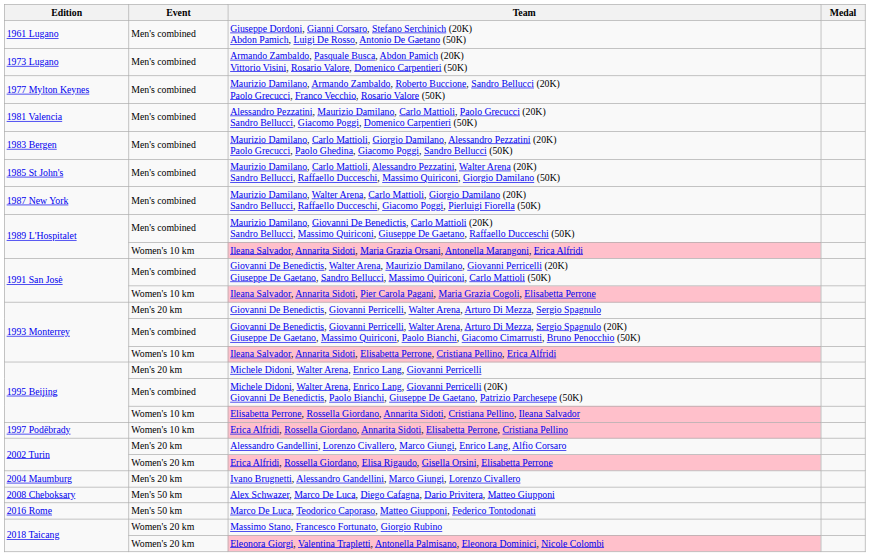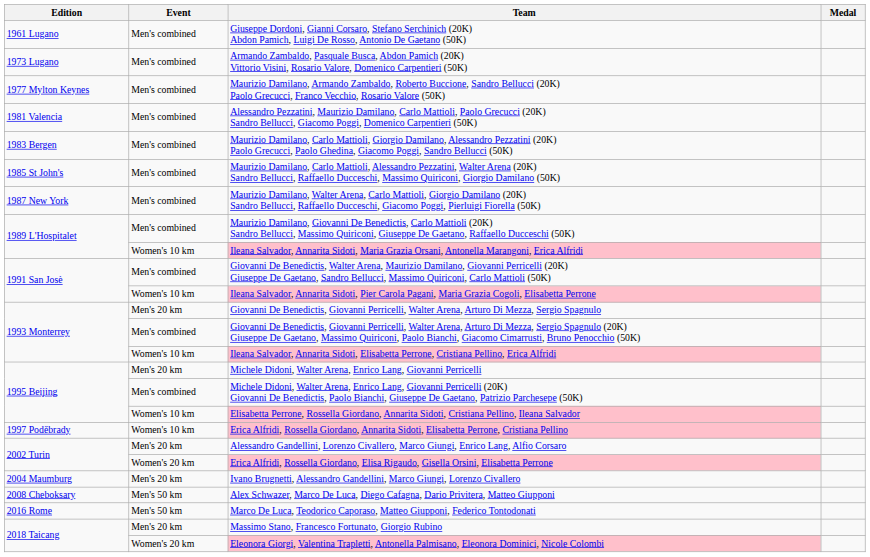(163, 527) Women's 20 km -> (157, 527) Men's 20 km
